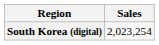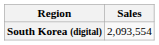(129, 31) 2,023,254 -> (129, 31) 2,093,554
